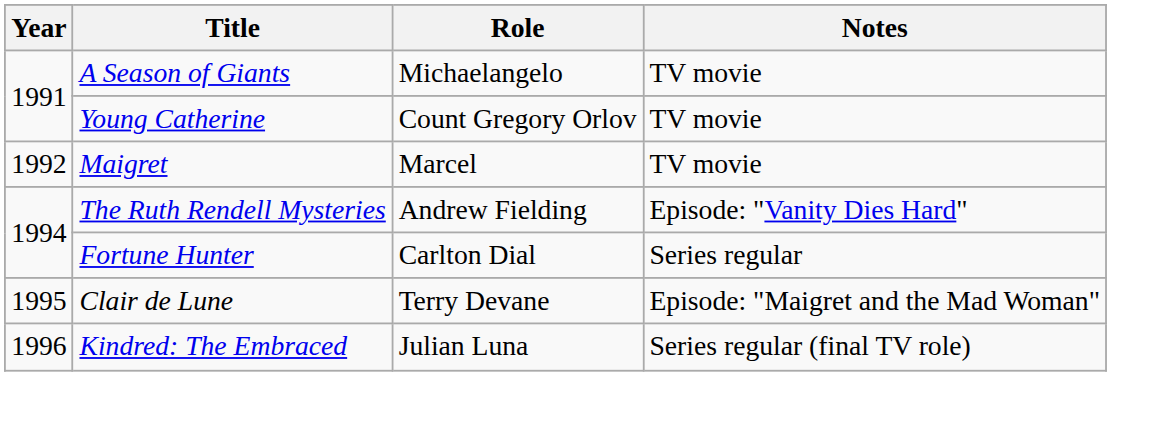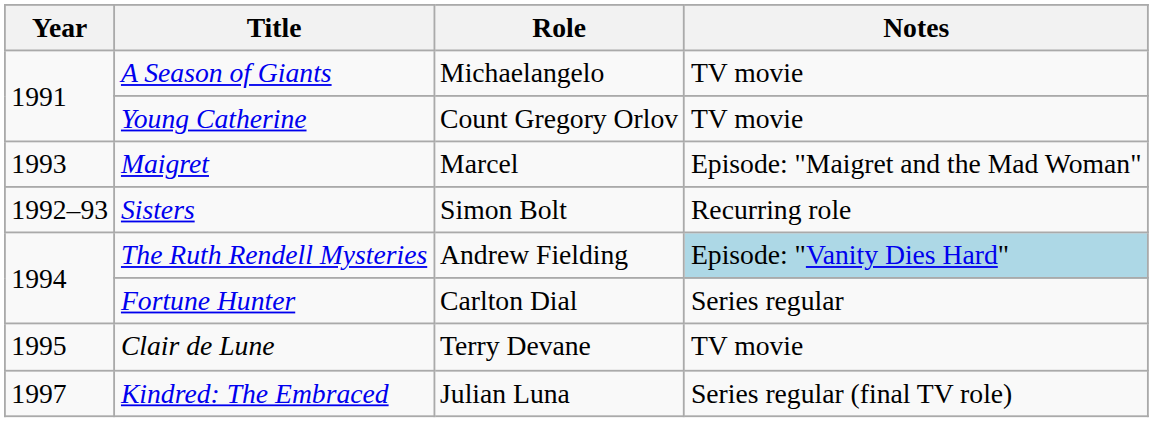(39, 164) 1992 -> (39, 164) 1993
(706, 164) TV movie -> (916, 164) Episode: "Maigret and the Mad Woman"
+ row: (158, 209)
(809, 209) no background -> (850, 255) lightblue background
(875, 301) Episode: "Maigret and the Mad Woman" -> (747, 346) TV movie
(39, 346) 1996 -> (39, 392) 1997
